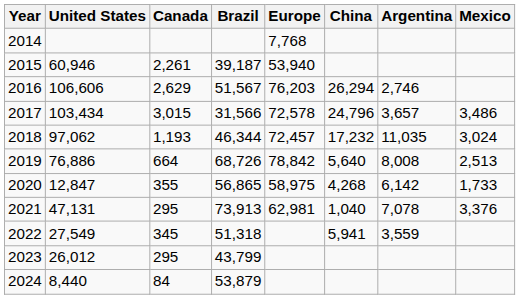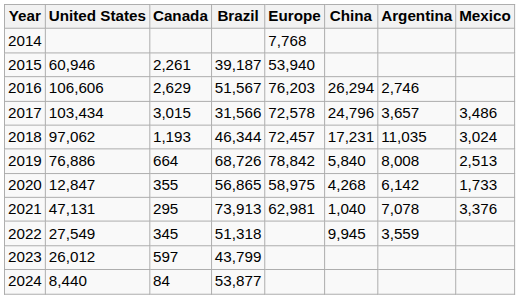(351, 137) 17,232 -> (351, 137) 17,231
(347, 161) 5,640 -> (347, 161) 5,840
(347, 233) 5,941 -> (347, 233) 9,945
(166, 257) 295 -> (166, 257) 597
(238, 281) 53,879 -> (238, 281) 53,877
